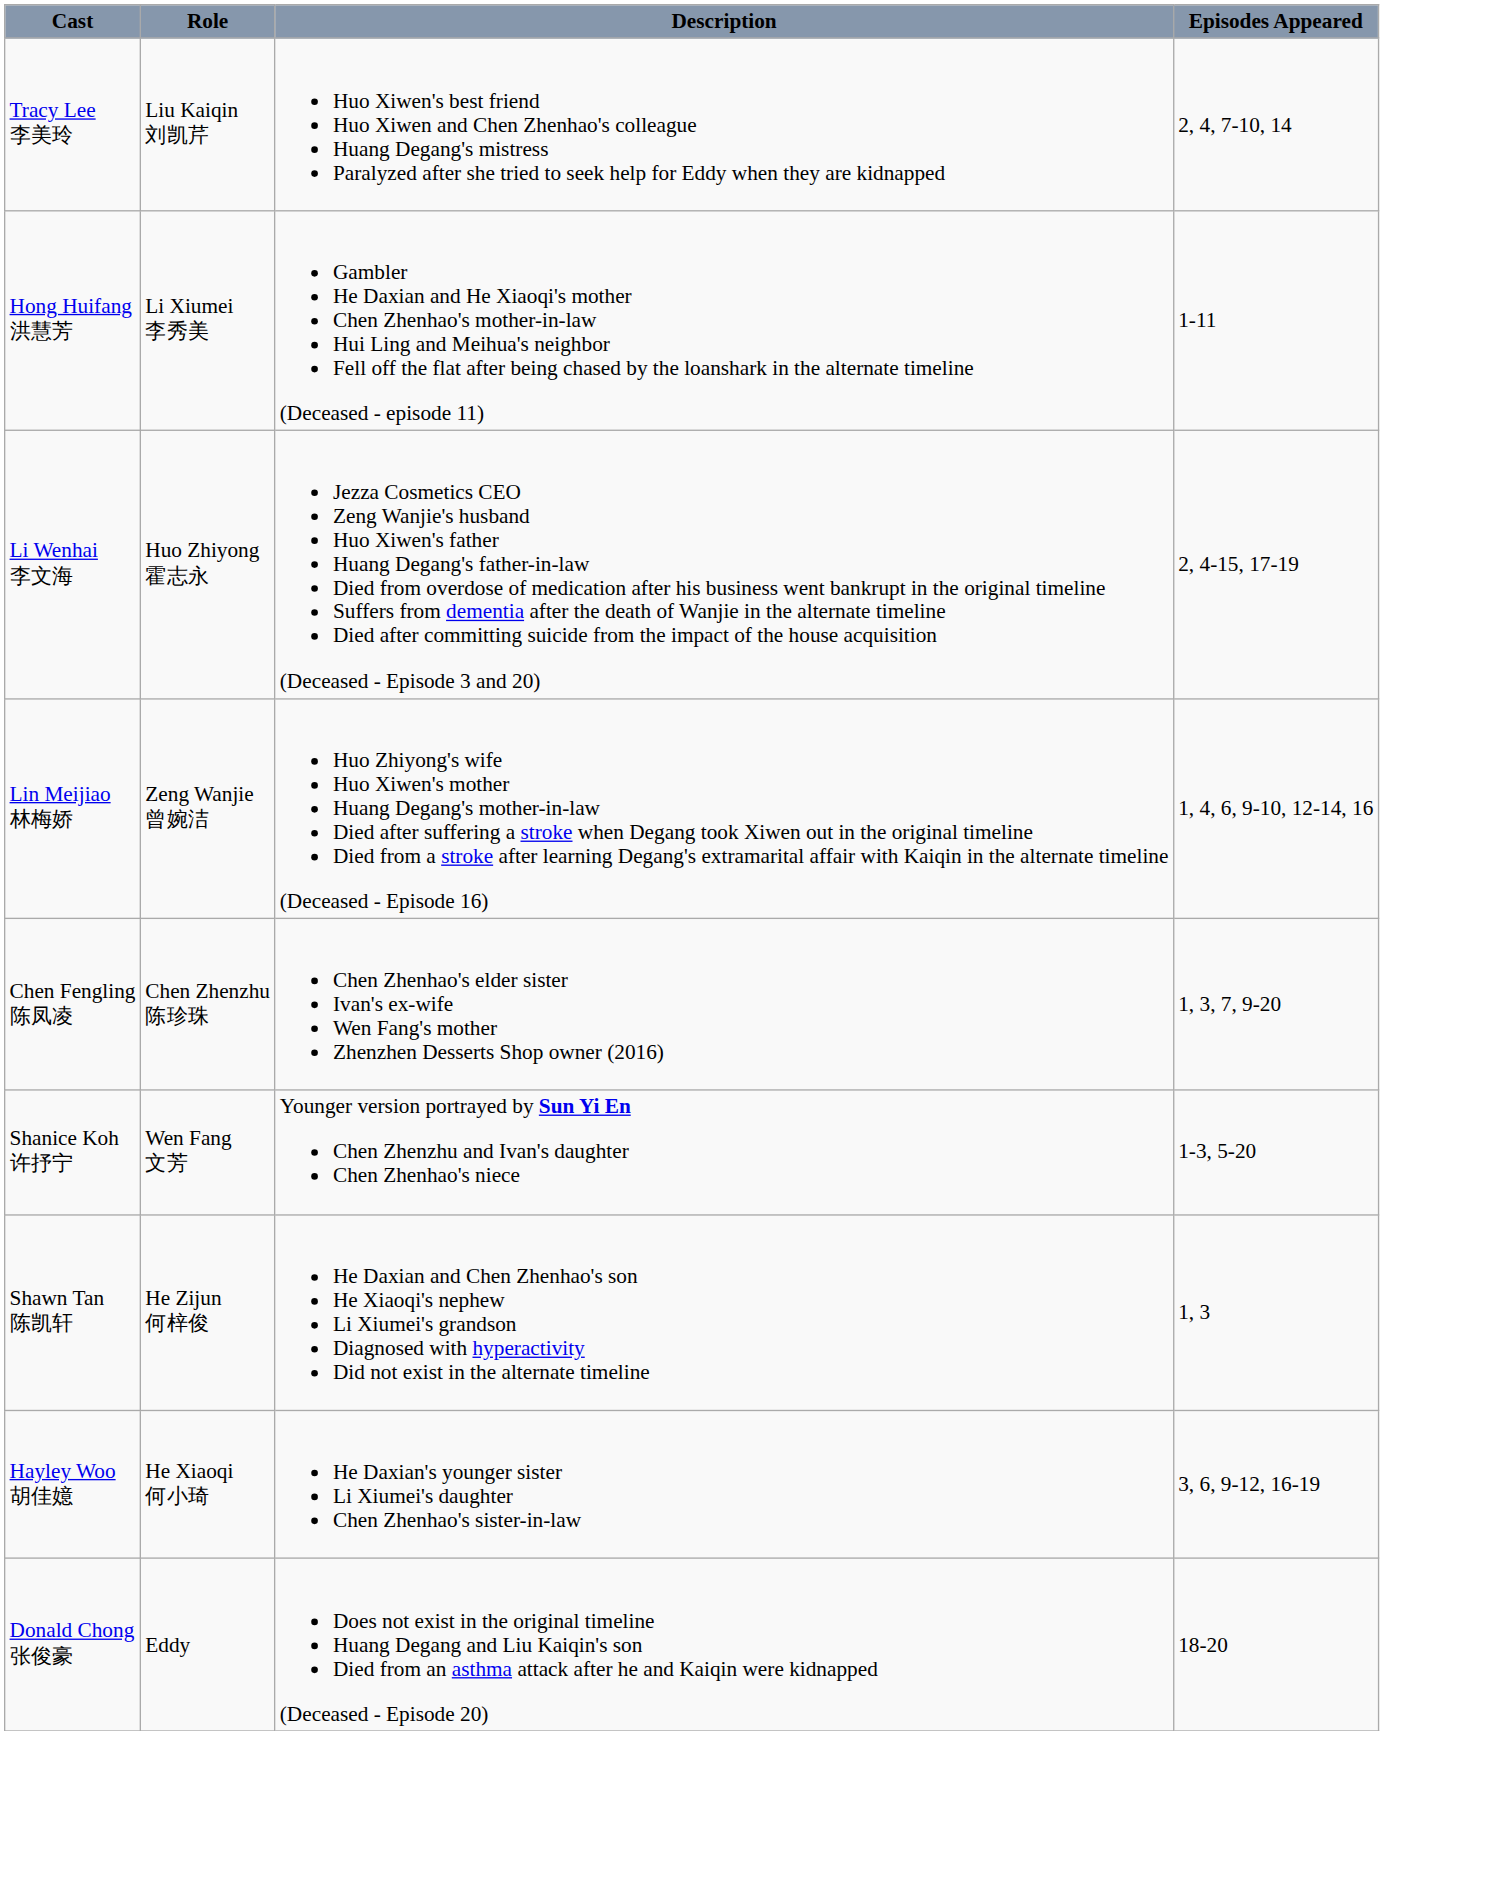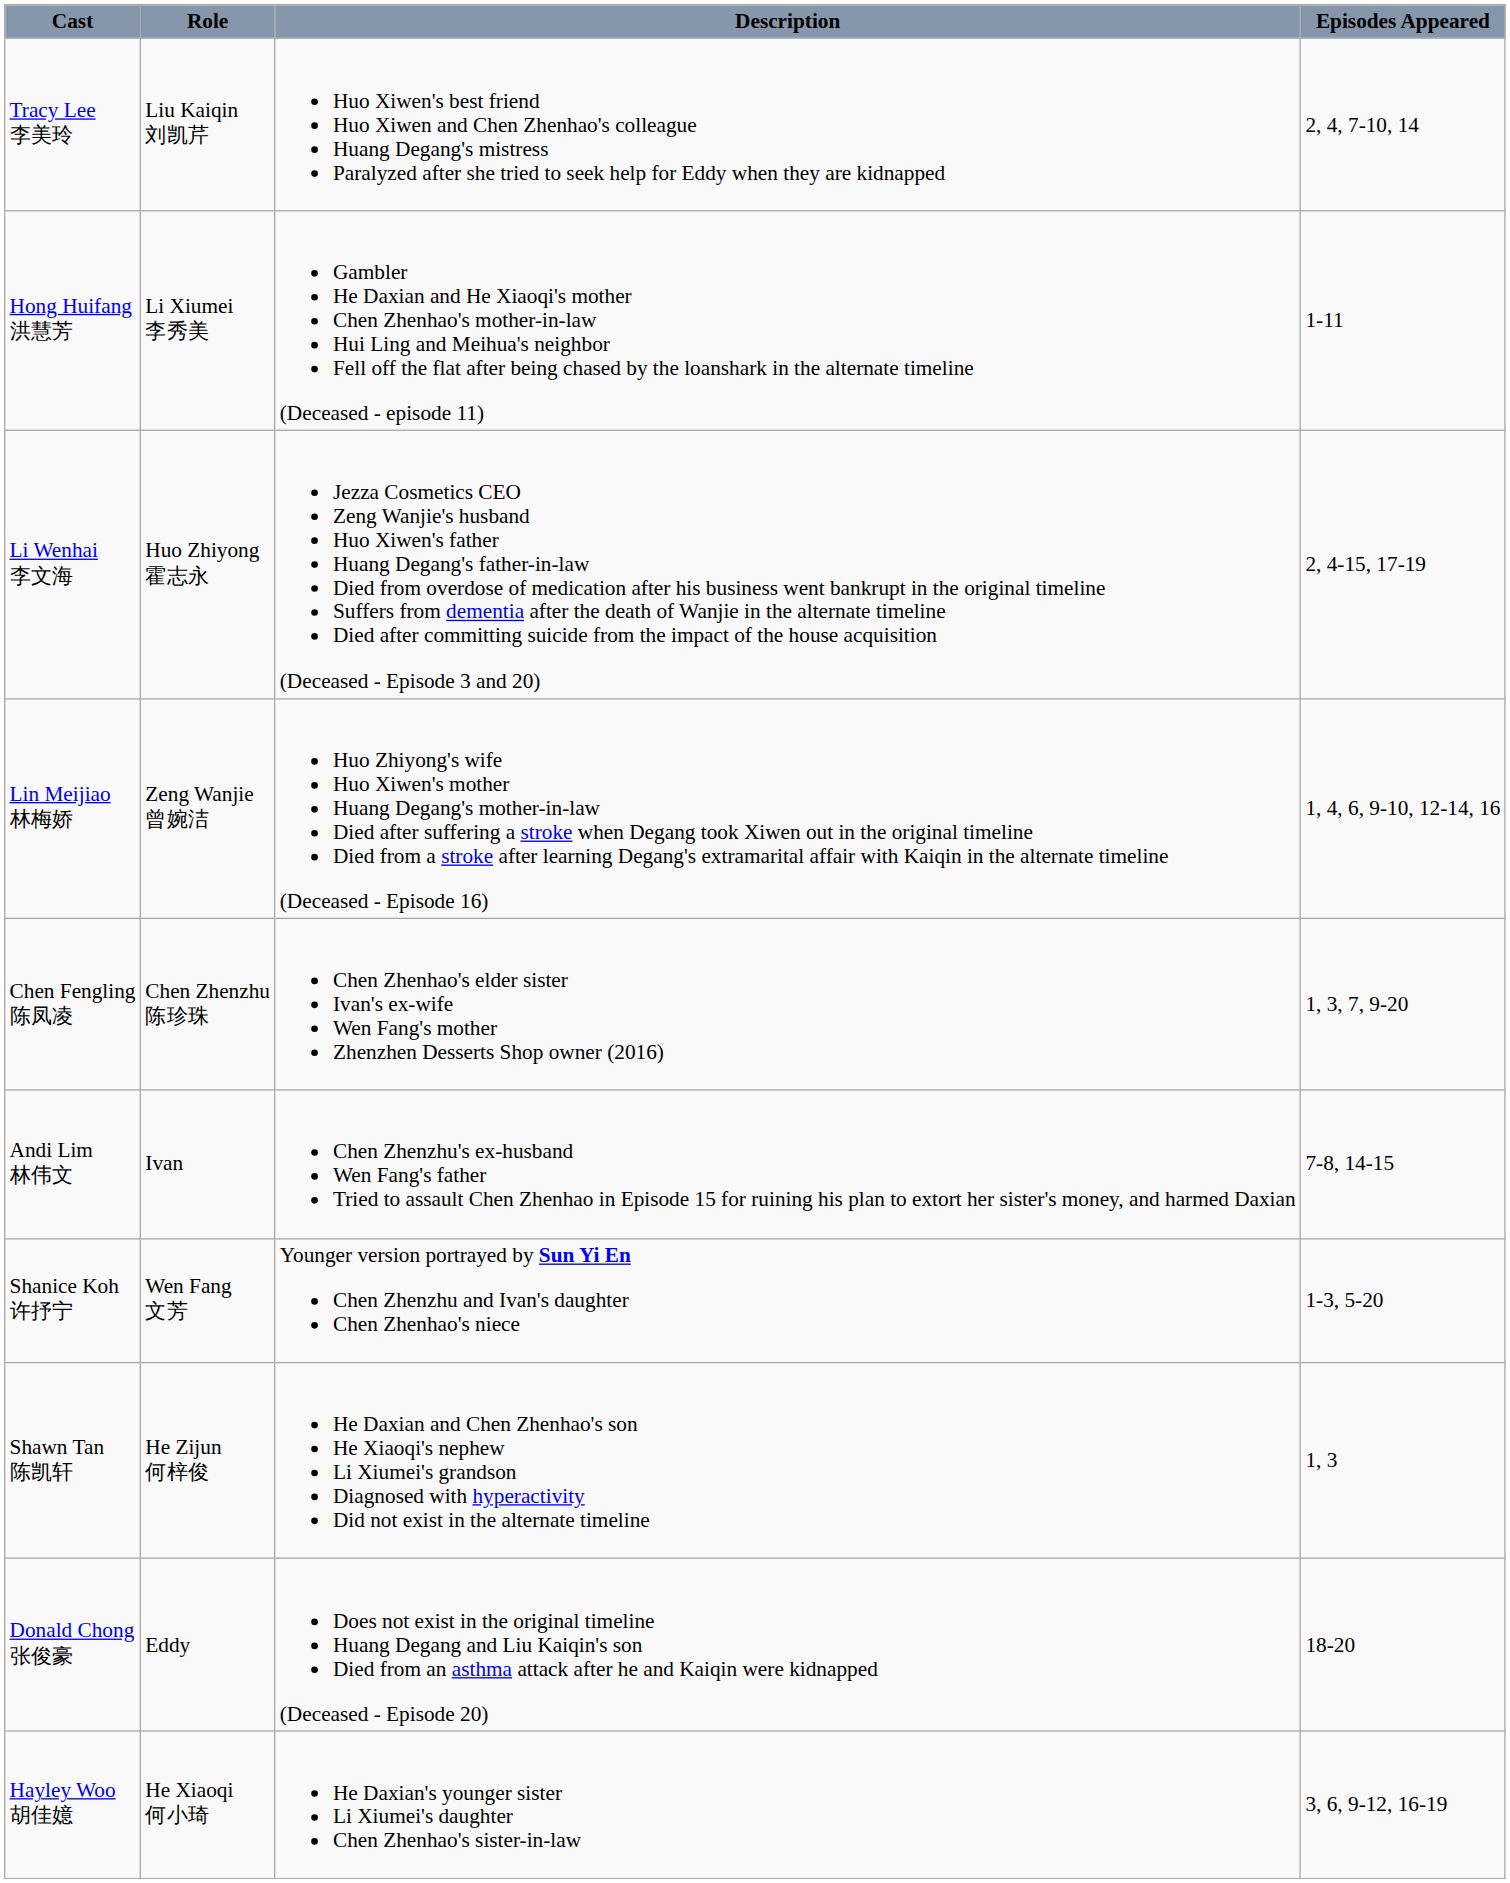+ row: (51, 1162)
rows swapped: (72, 1643) <-> (63, 1483)
